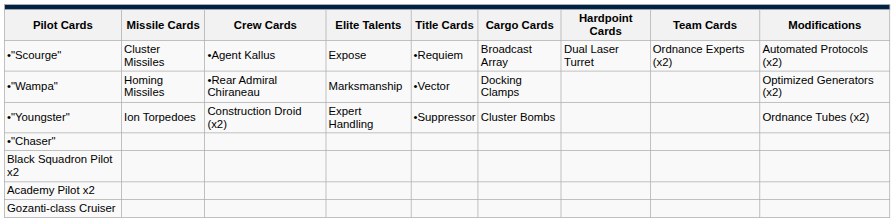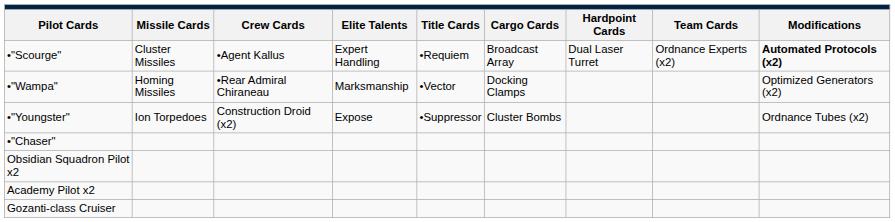(347, 55) Expose -> (357, 55) Expert Handling
(815, 55) normal -> (819, 55) bold
(351, 117) Expert Handling -> (354, 117) Expose
- row: (60, 166)
+ row: (68, 166)
